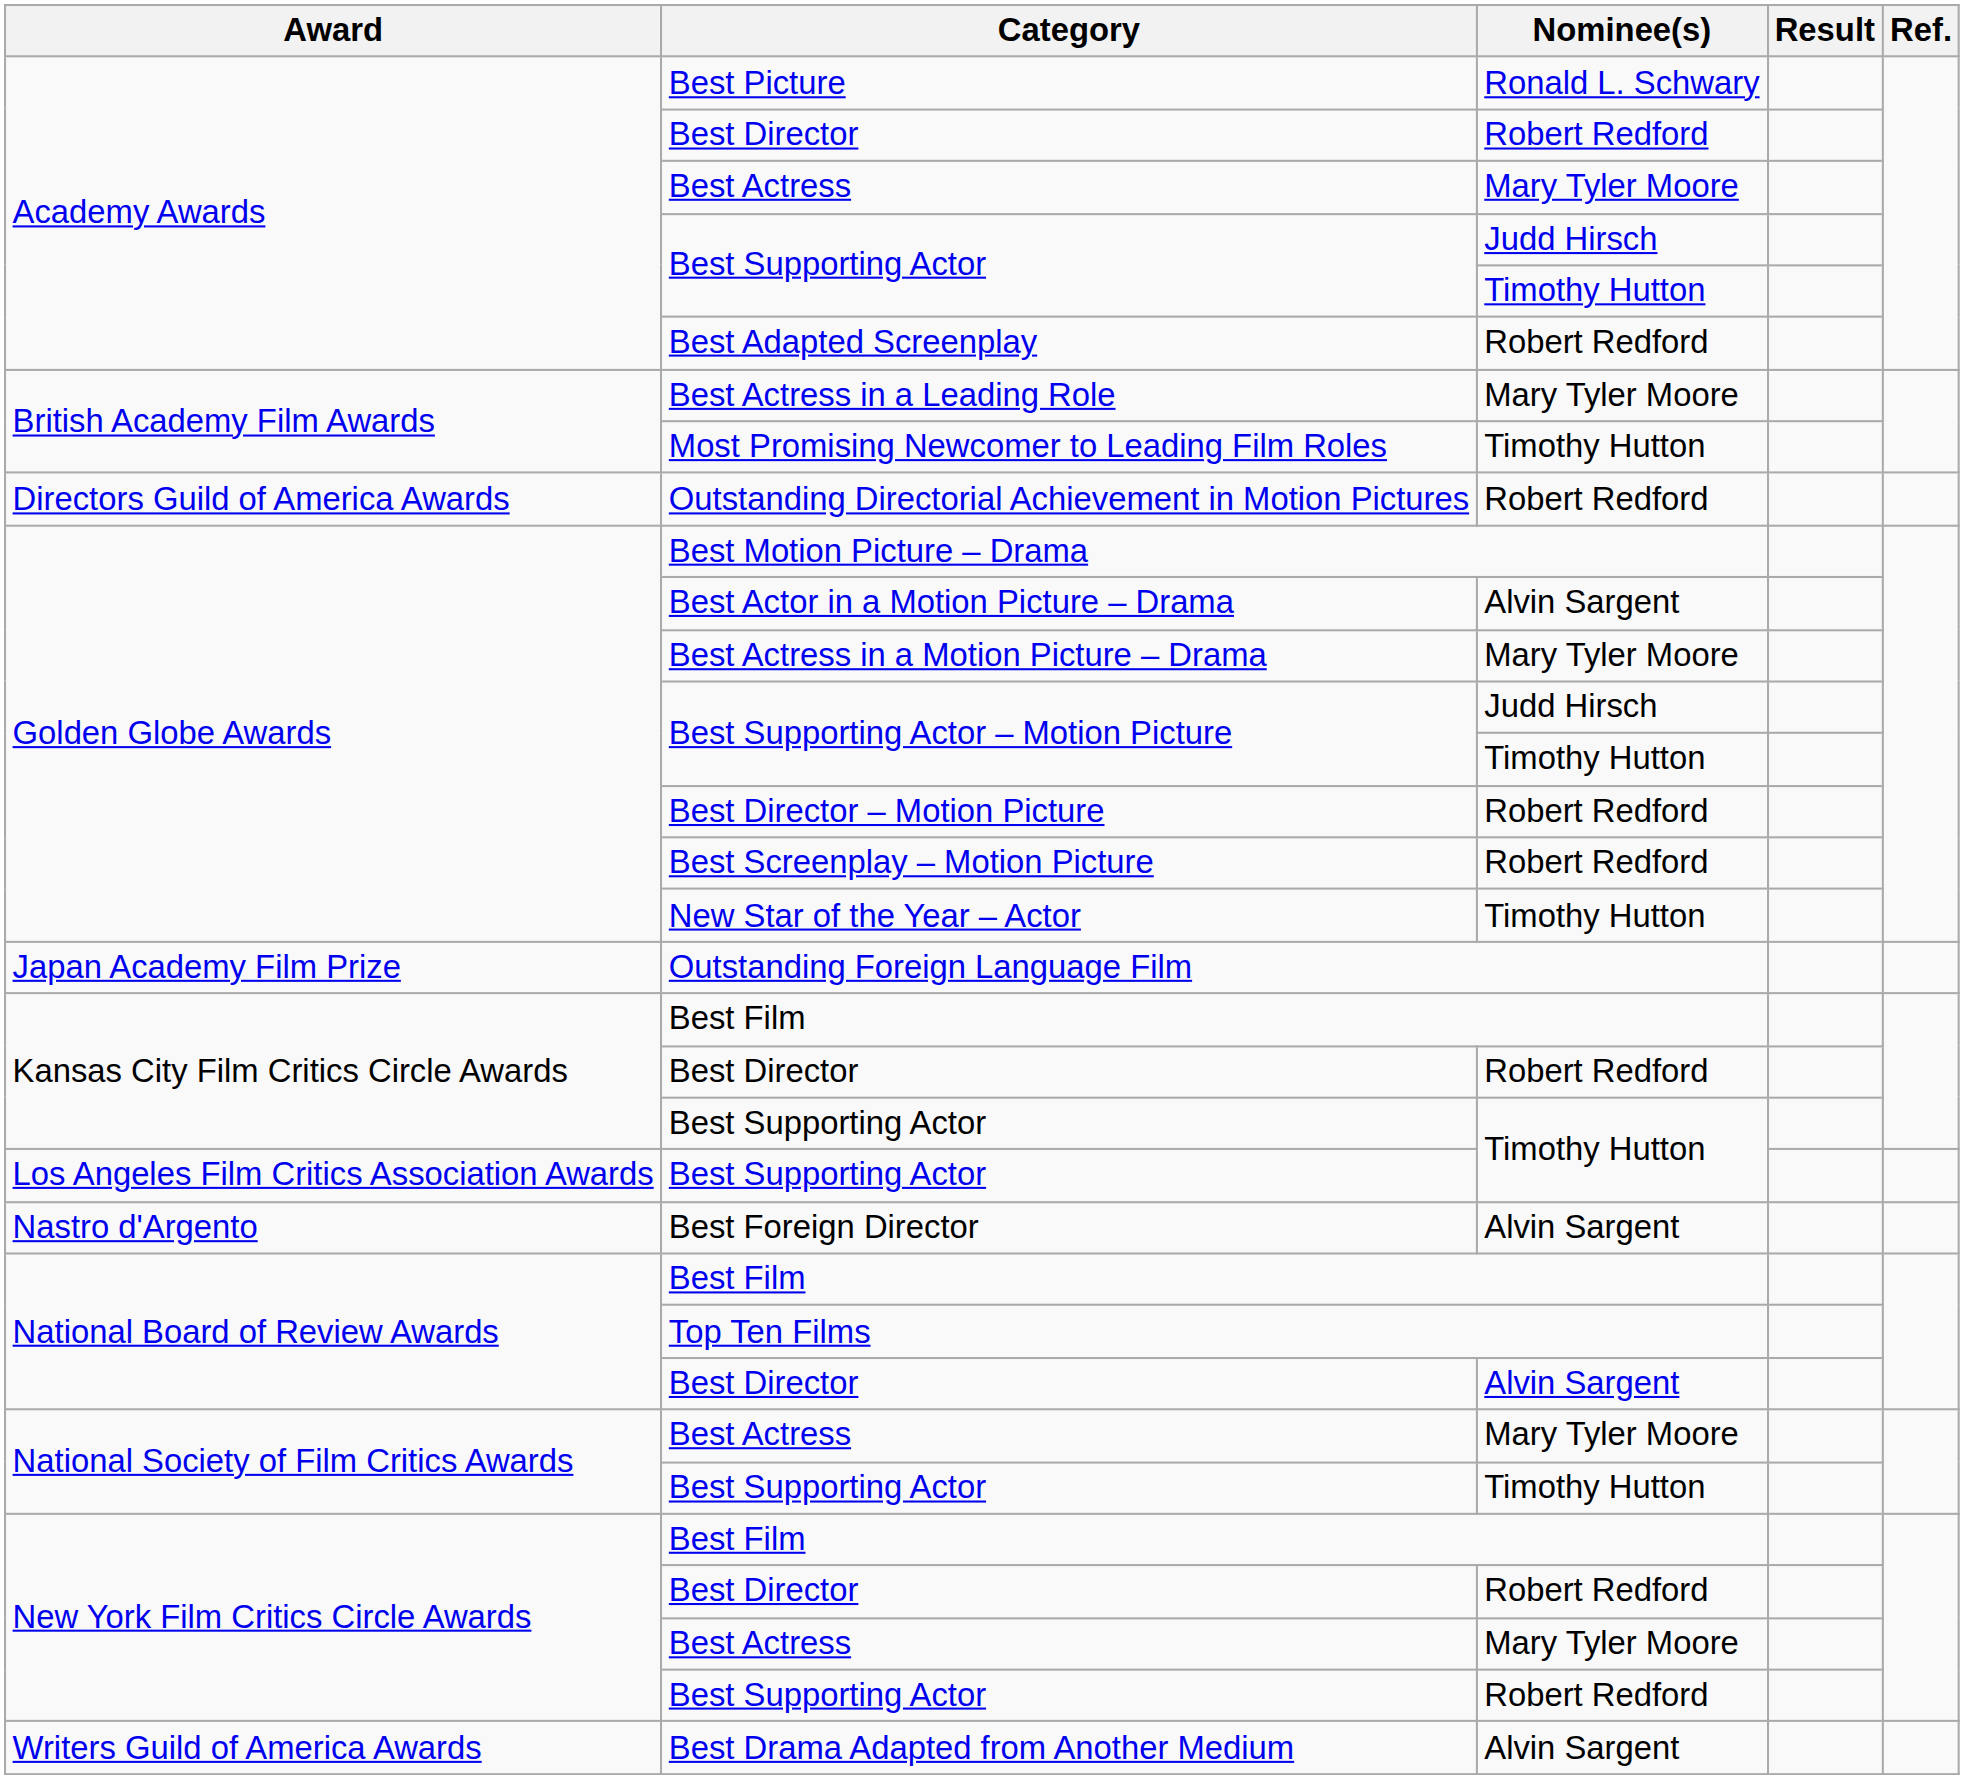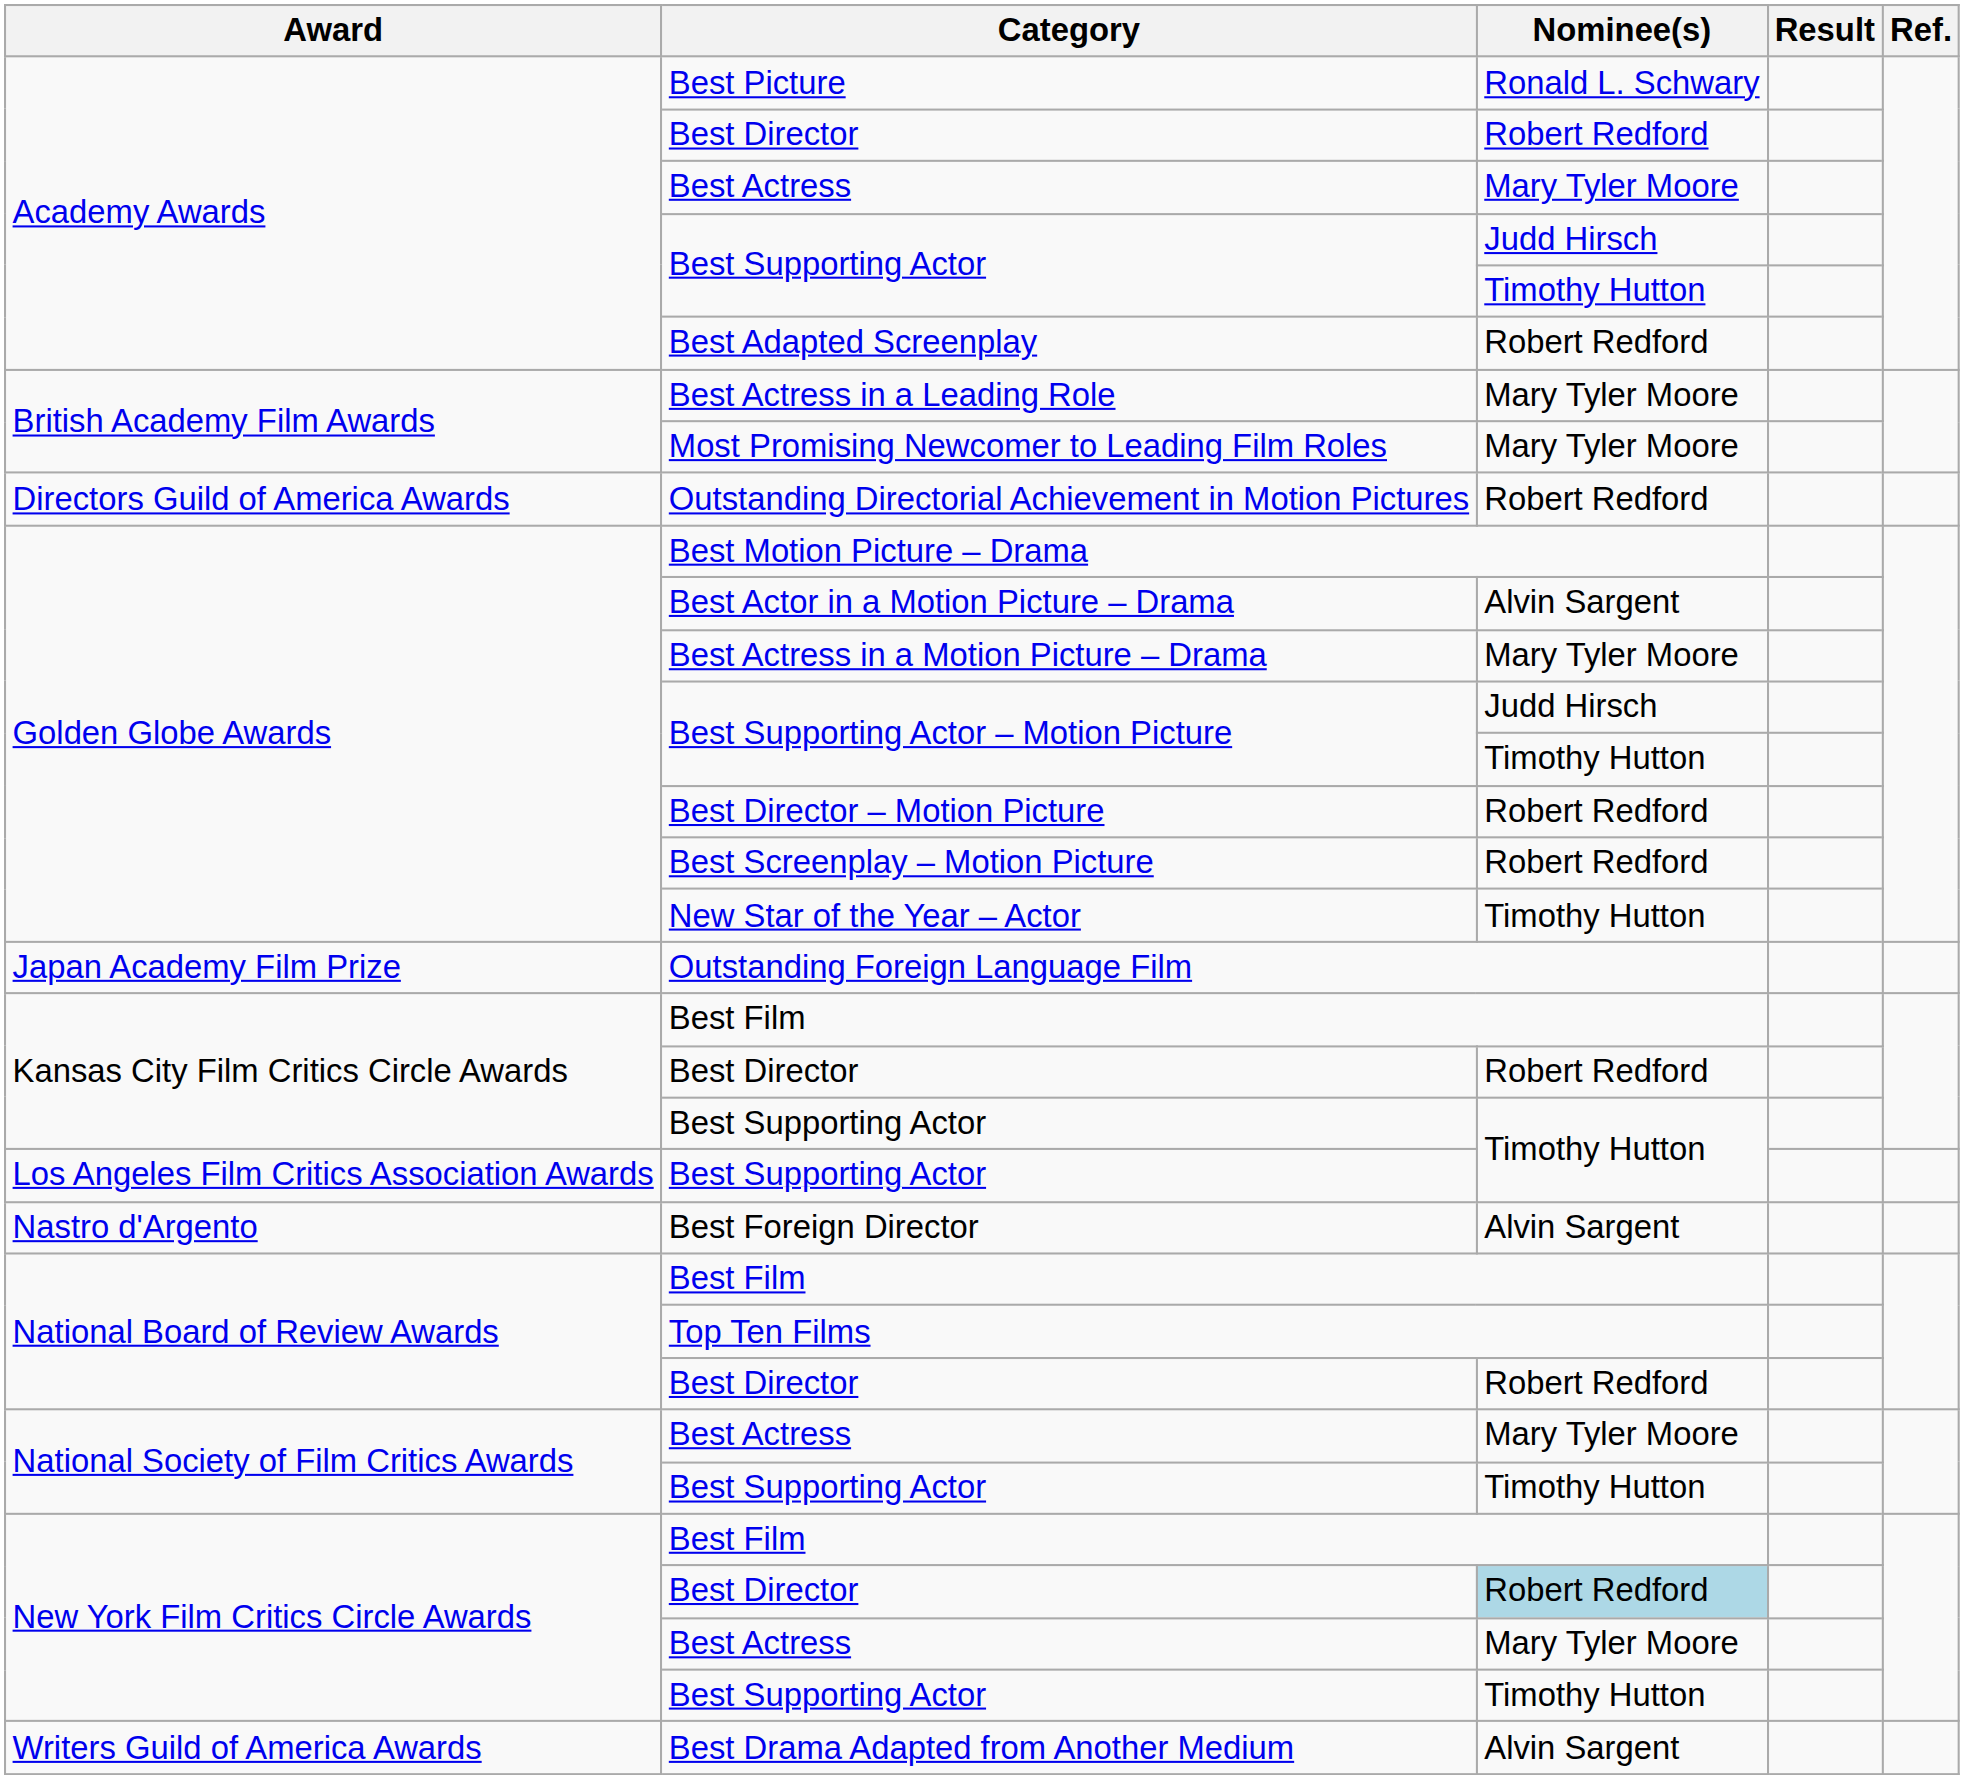(1595, 446) Timothy Hutton -> (1612, 446) Mary Tyler Moore
(1582, 1382) Alvin Sargent -> (1596, 1382) Robert Redford
(1596, 1591) no background -> (1596, 1591) lightblue background
(1596, 1695) Robert Redford -> (1595, 1695) Timothy Hutton
